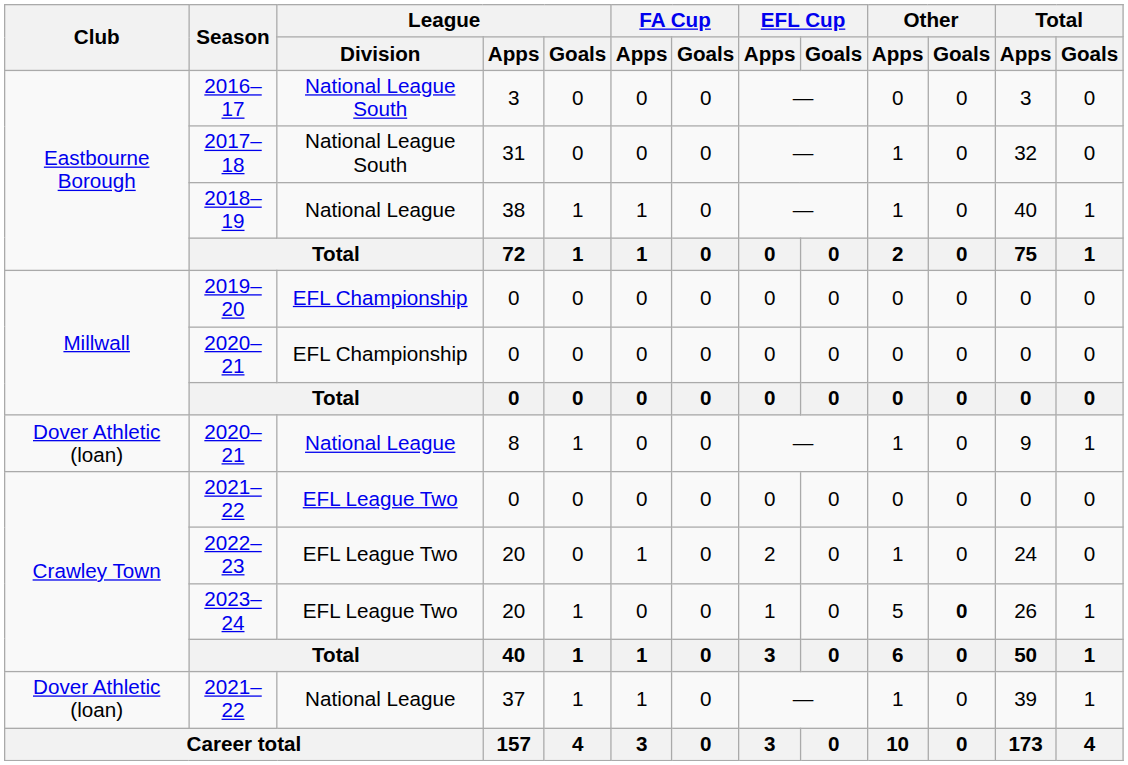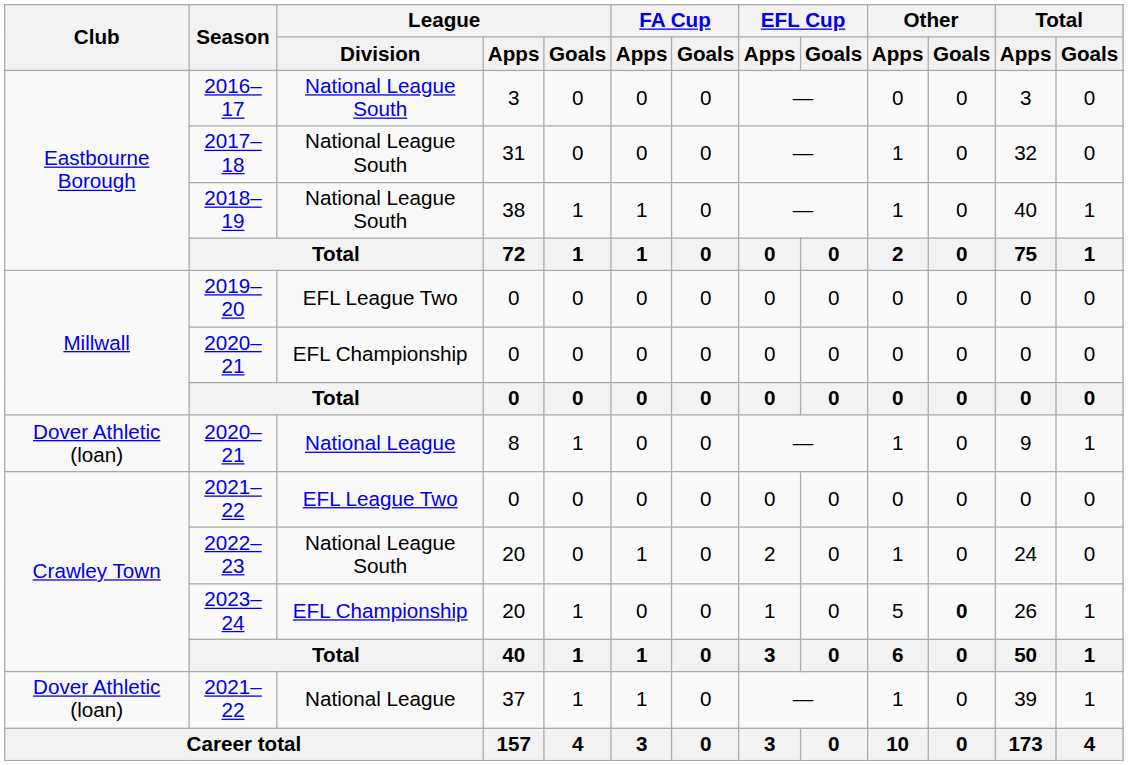(380, 209) National League -> (380, 209) National League South
(380, 298) EFL Championship -> (380, 298) EFL League Two
(380, 555) EFL League Two -> (380, 555) National League South
(380, 611) EFL League Two -> (380, 611) EFL Championship
